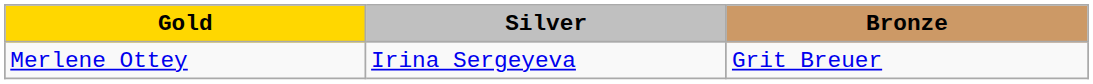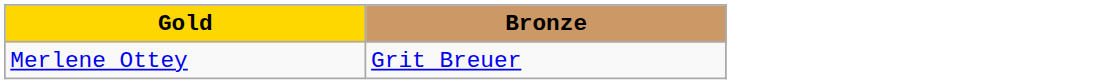- column: (546, 23)
